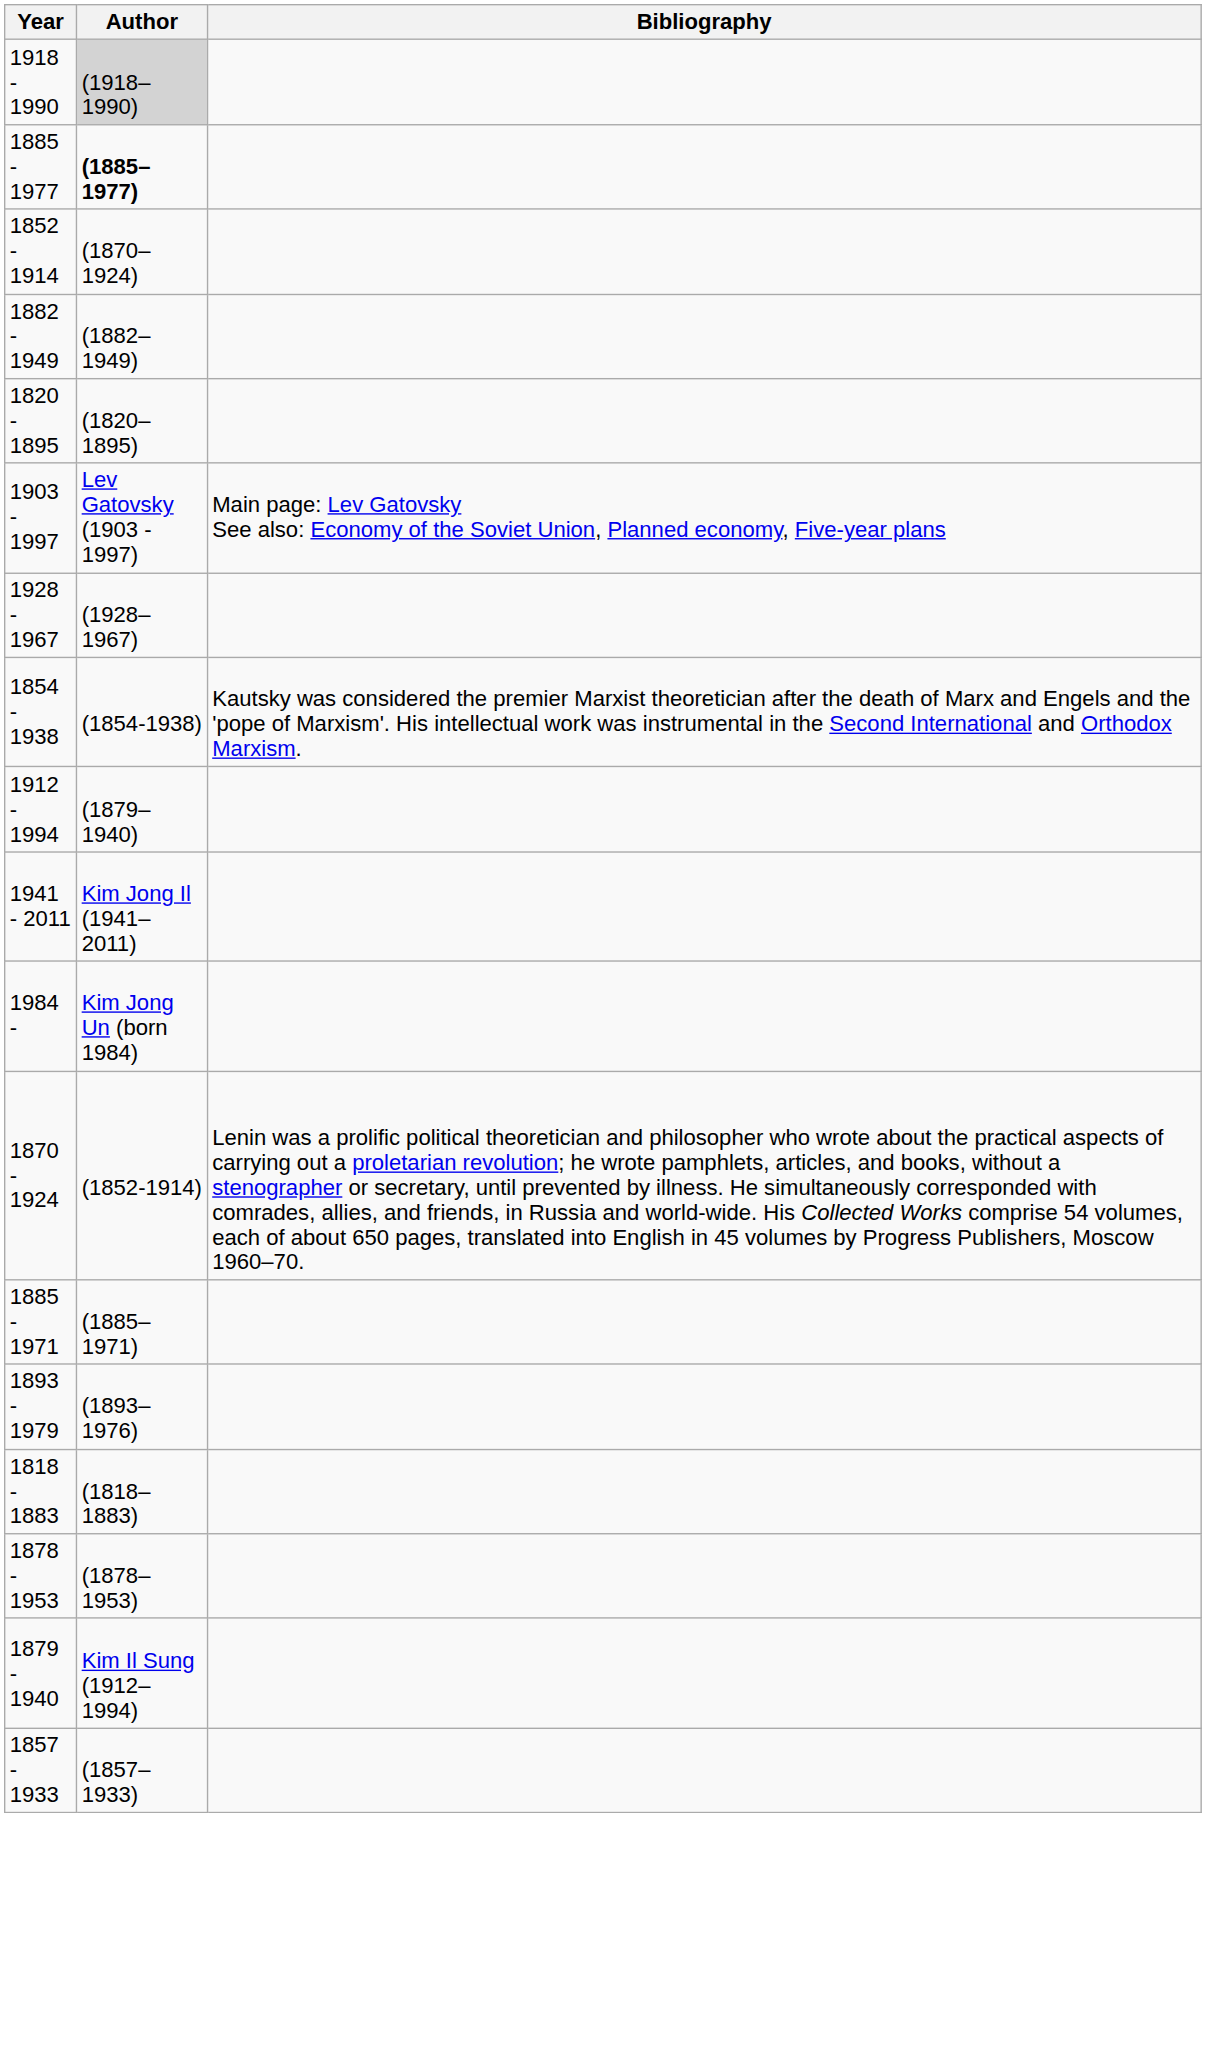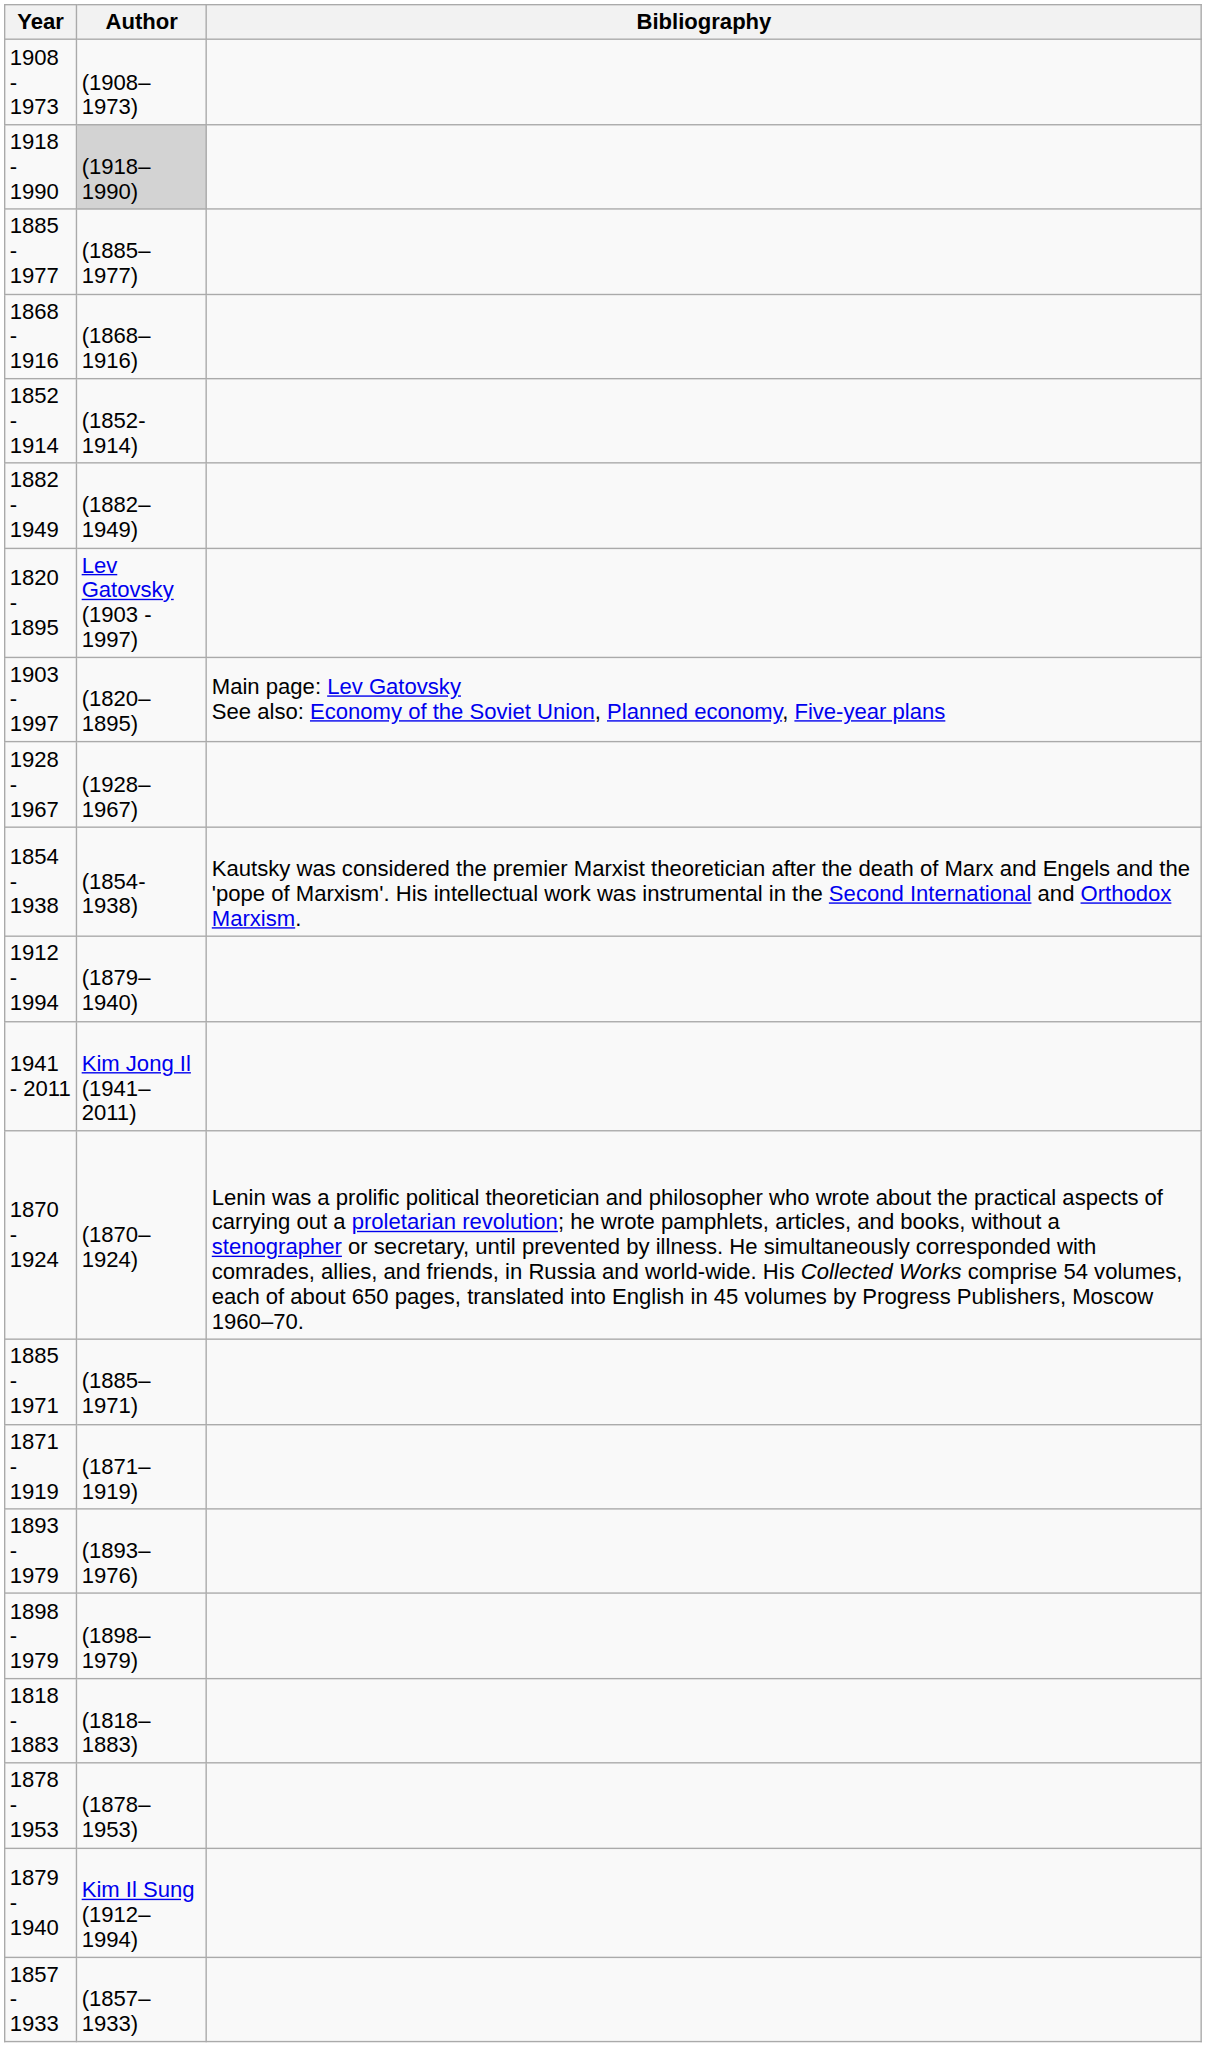+ row: (34, 81)
(116, 178) bold -> (116, 263) normal
+ row: (34, 335)
(116, 263) (1870–1924) -> (114, 433) (1852-1914)
(116, 433) (1820–1895) -> (128, 602) Lev Gatovsky (1903 - 1997)
(128, 517) Lev Gatovsky (1903 - 1997) -> (116, 712) (1820–1895)
- row: (34, 1015)
(142, 1187) (1852-1914) -> (116, 1247) (1870–1924)
+ row: (34, 1466)
+ row: (34, 1635)
